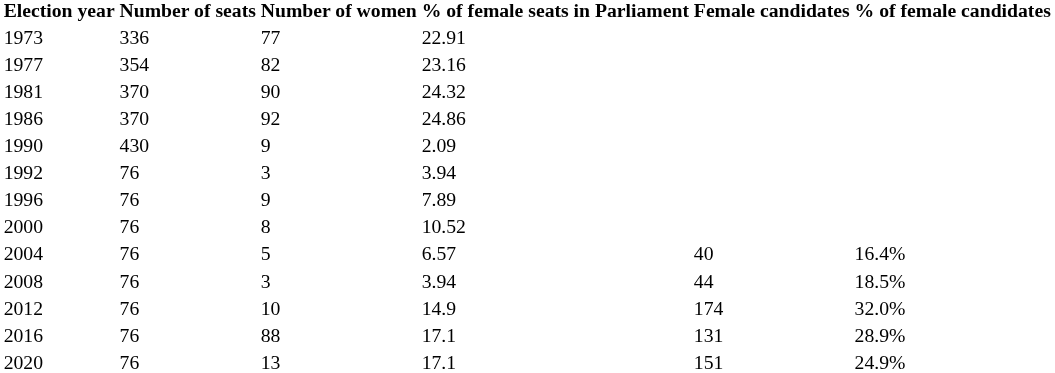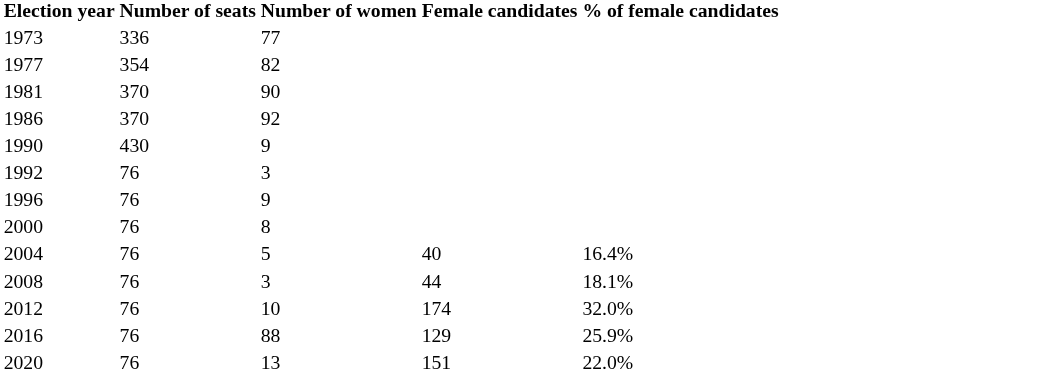- column: (555, 10)
(880, 281) 18.5% -> (608, 281) 18.1%
(709, 335) 131 -> (436, 335) 129
(880, 335) 28.9% -> (608, 335) 25.9%
(880, 362) 24.9% -> (608, 362) 22.0%
